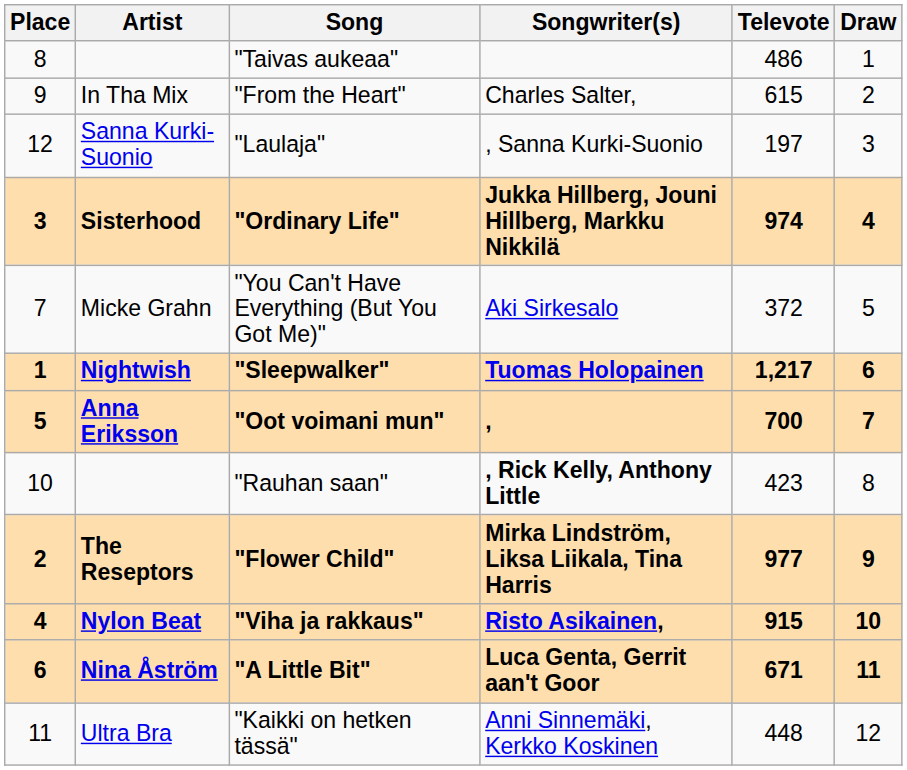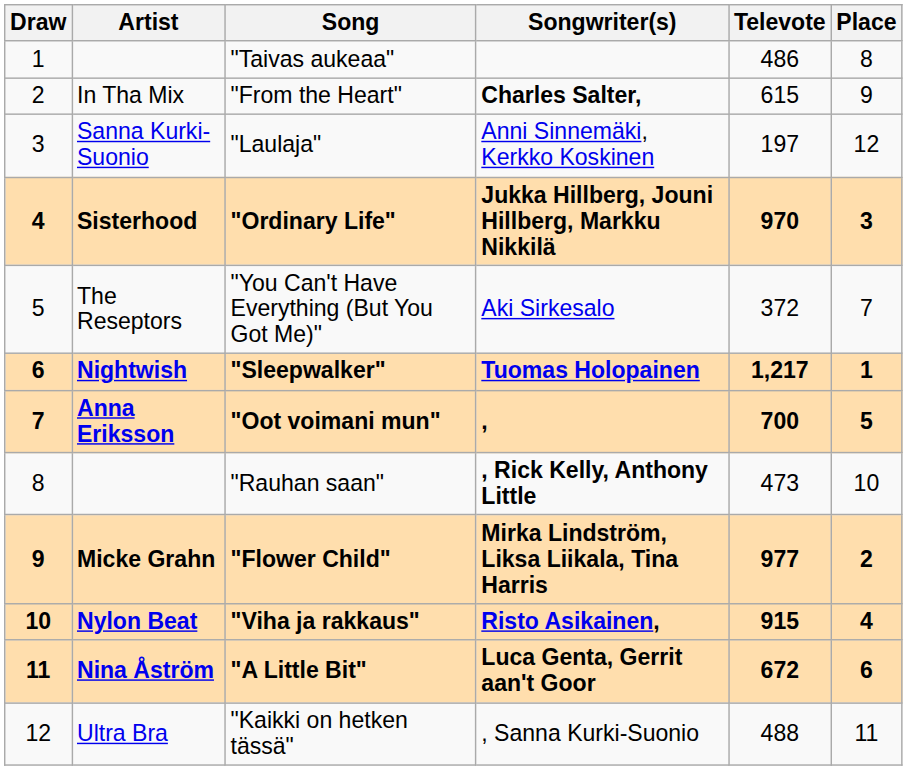columns swapped: (868, 22) <-> (40, 22)
(561, 95) normal -> (561, 95) bold
(594, 145) , Sanna Kurki-Suonio -> (568, 145) Anni Sinnemäki, Kerkko Koskinen
(784, 220) 974 -> (780, 220) 970
(146, 309) Micke Grahn -> (129, 309) The Reseptors
(784, 483) 423 -> (780, 483) 473
(137, 558) The Reseptors -> (146, 558) Micke Grahn
(784, 670) 671 -> (780, 670) 672
(572, 733) Anni Sinnemäki, Kerkko Koskinen -> (590, 733) , Sanna Kurki-Suonio
(784, 733) 448 -> (780, 733) 488
